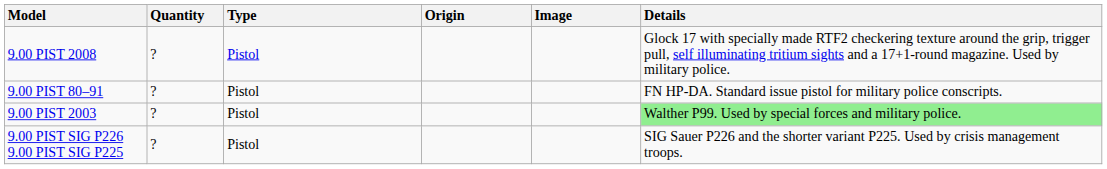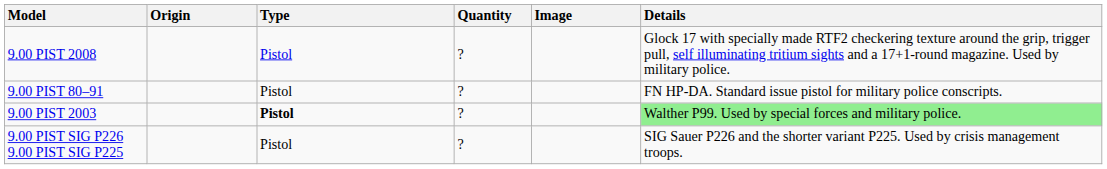columns swapped: (445, 15) <-> (177, 15)
(243, 114) normal -> (277, 114) bold
